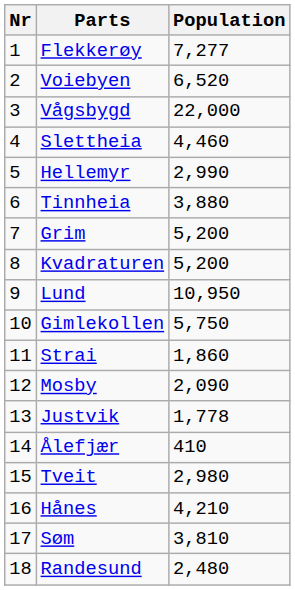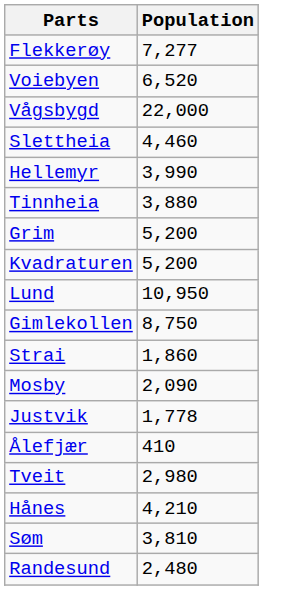- column: (20, 20)
(201, 173) 2,990 -> (170, 173) 3,990
(201, 325) 5,750 -> (170, 325) 8,750
